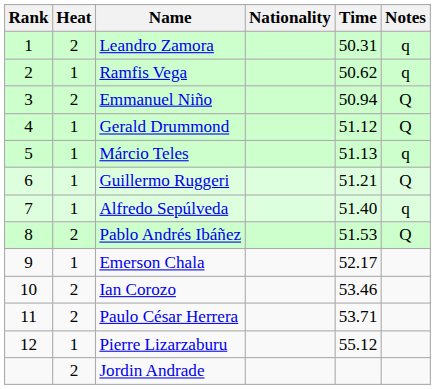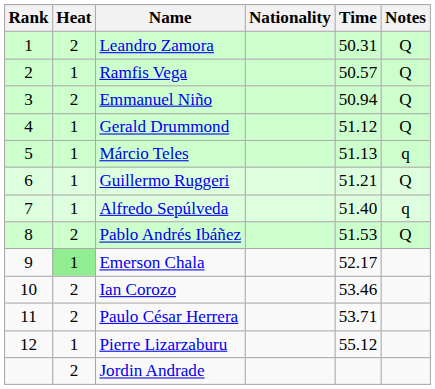(406, 45) q -> (406, 45) Q
(358, 72) 50.62 -> (358, 72) 50.57
(406, 72) q -> (406, 72) Q
(74, 262) no background -> (74, 262) lightgreen background
